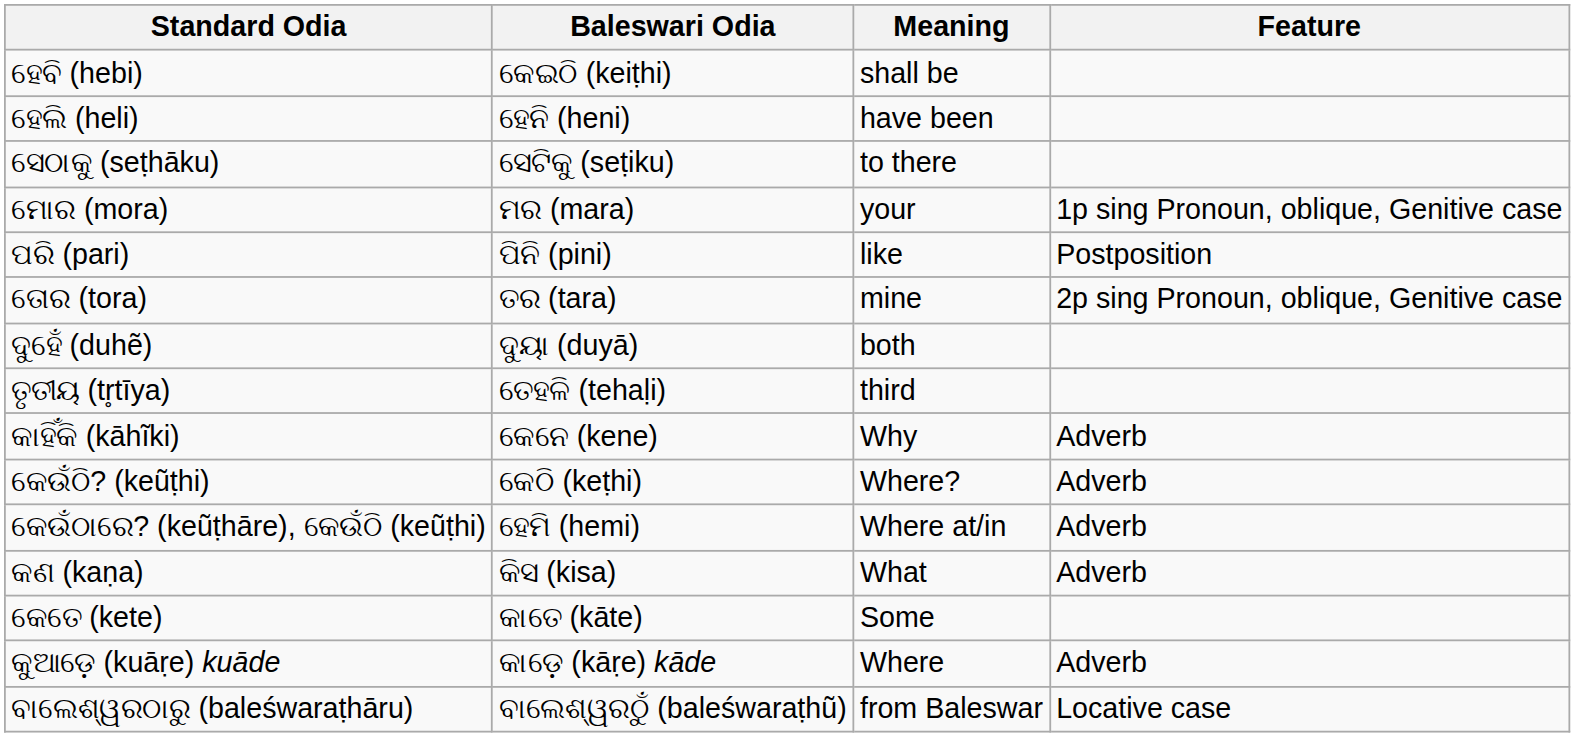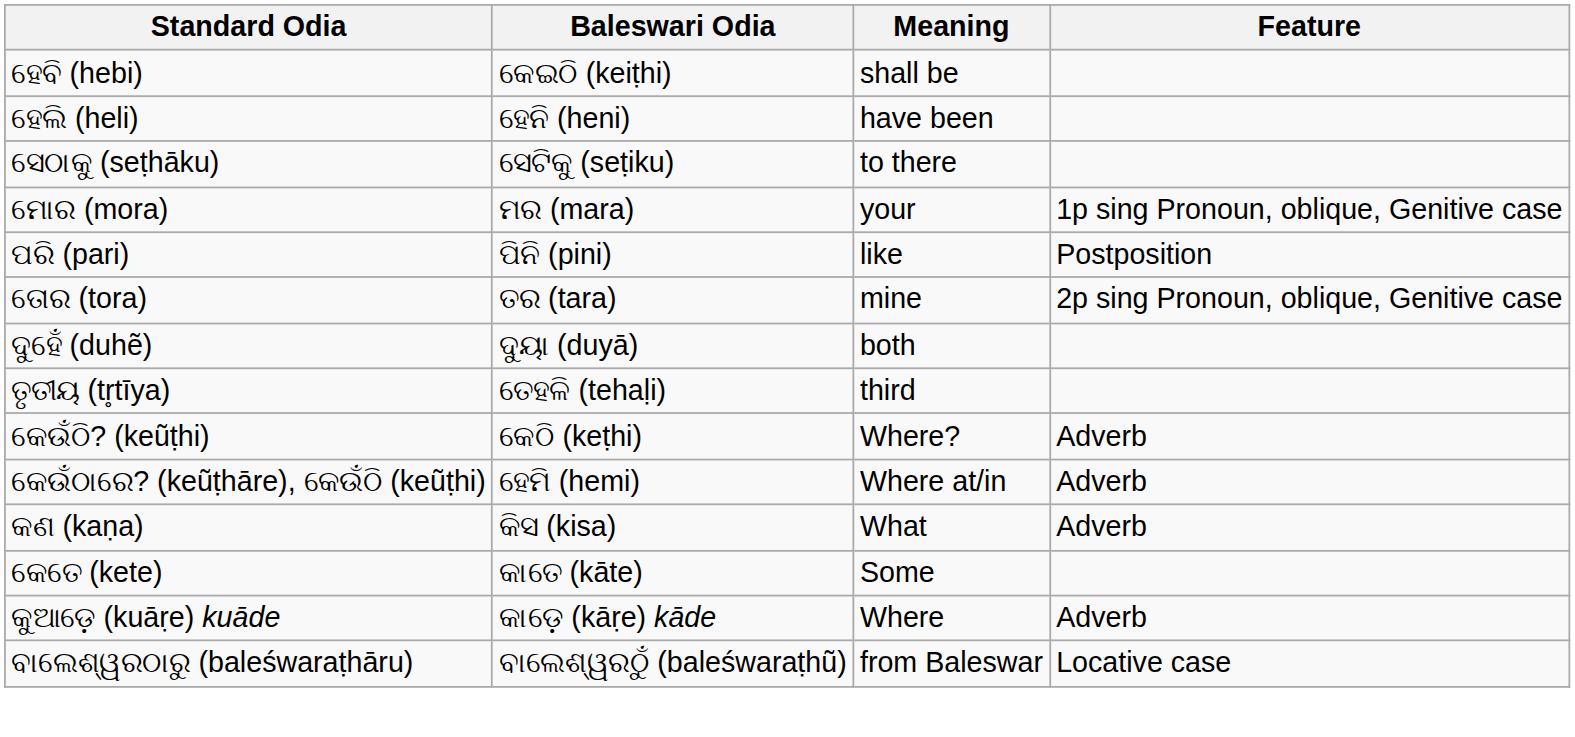- row: (96, 436)
